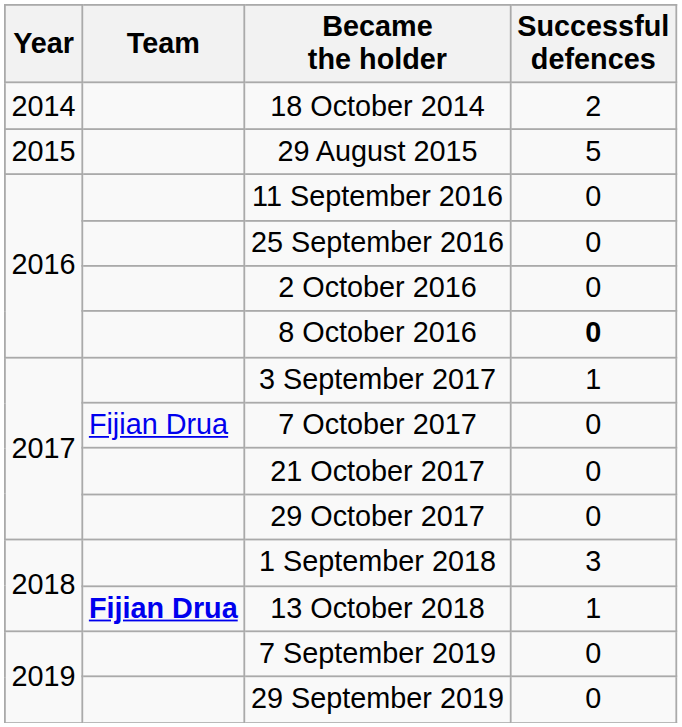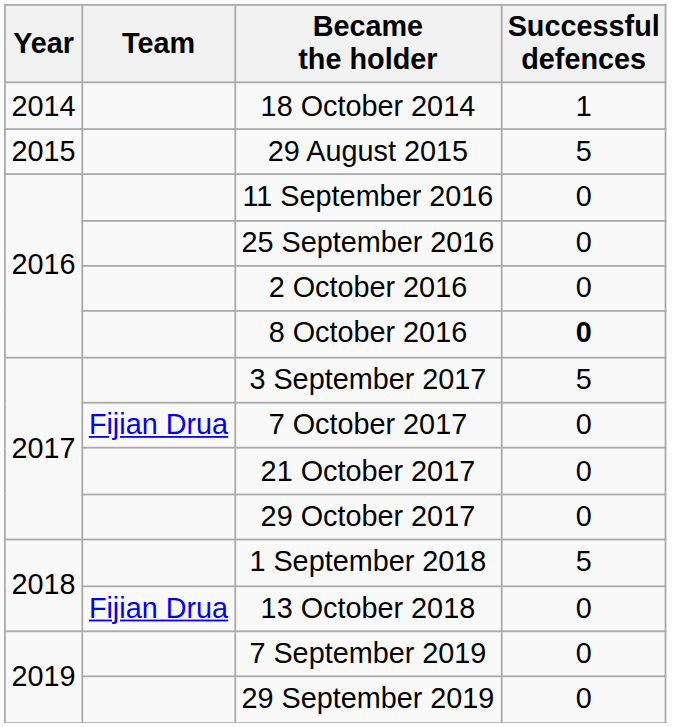(593, 105) 2 -> (584, 105) 1
(593, 379) 1 -> (584, 379) 5
(593, 562) 3 -> (584, 562) 5
(163, 607) bold -> (159, 607) normal
(593, 607) 1 -> (584, 607) 0
